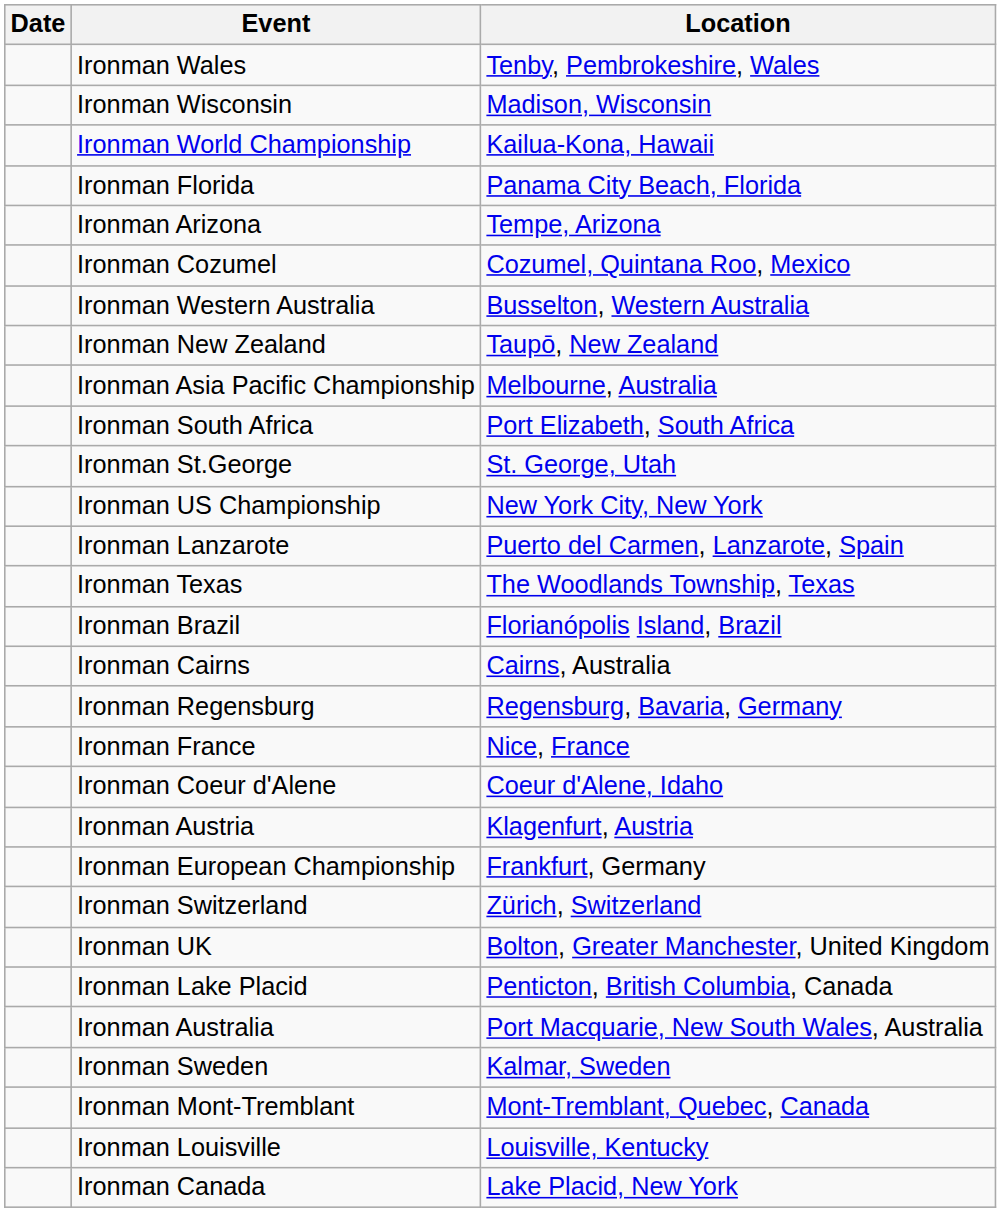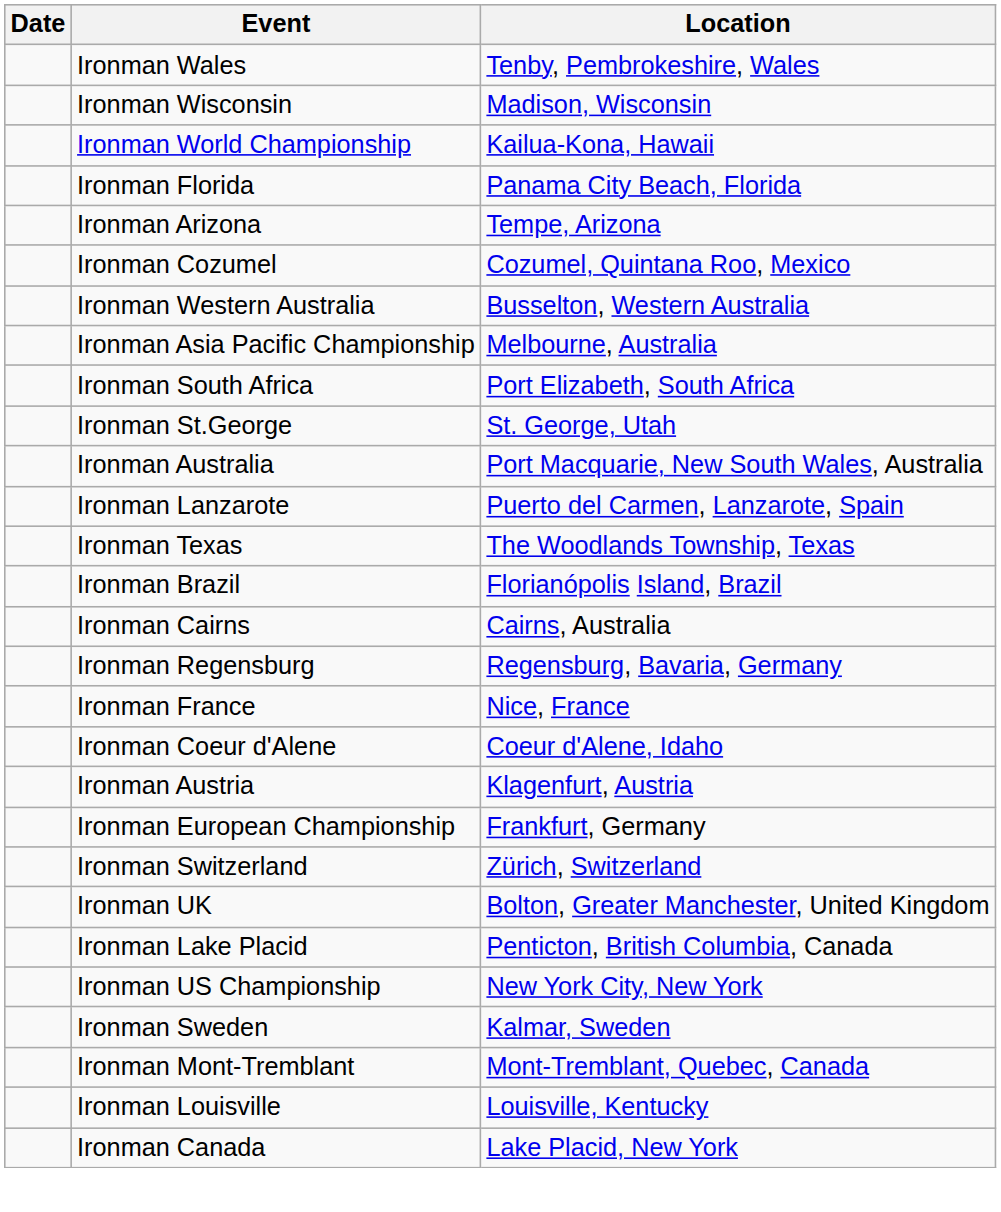- row: (201, 345)
rows swapped: (175, 1026) <-> (229, 505)
